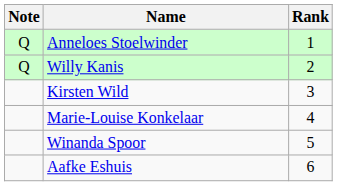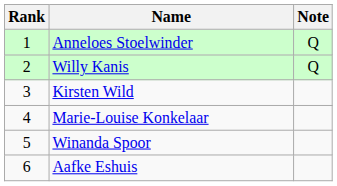columns swapped: (311, 17) <-> (24, 17)
